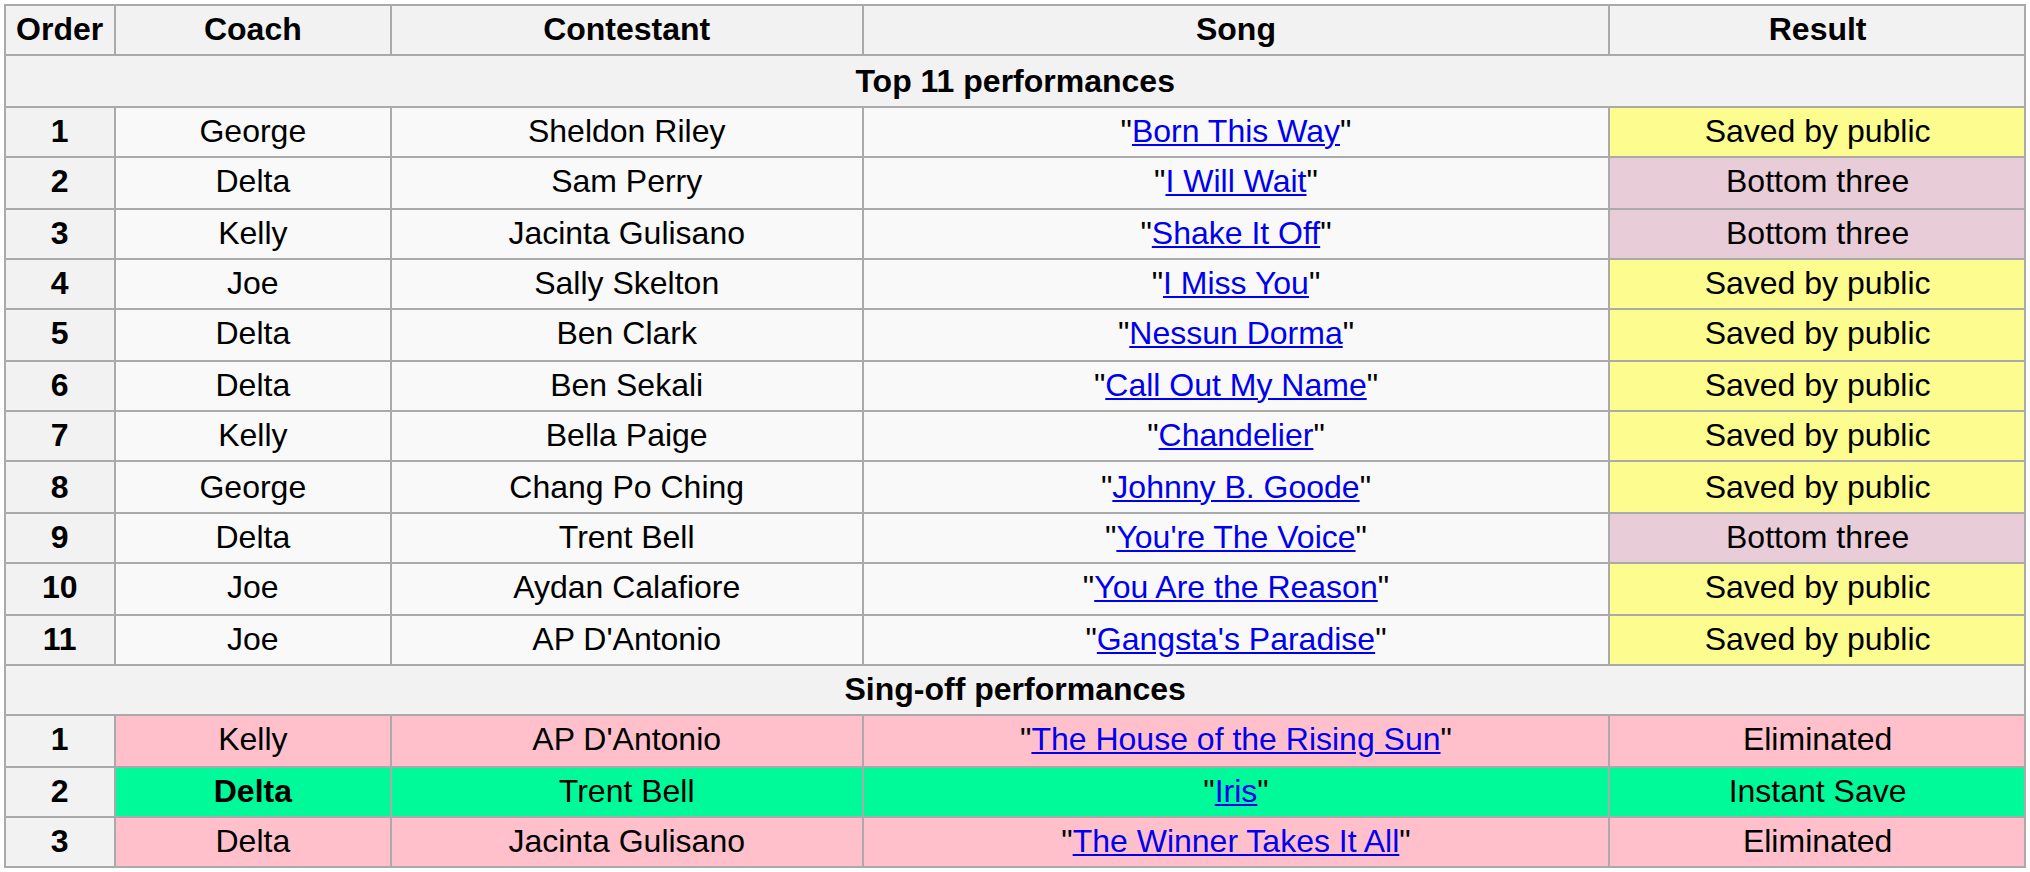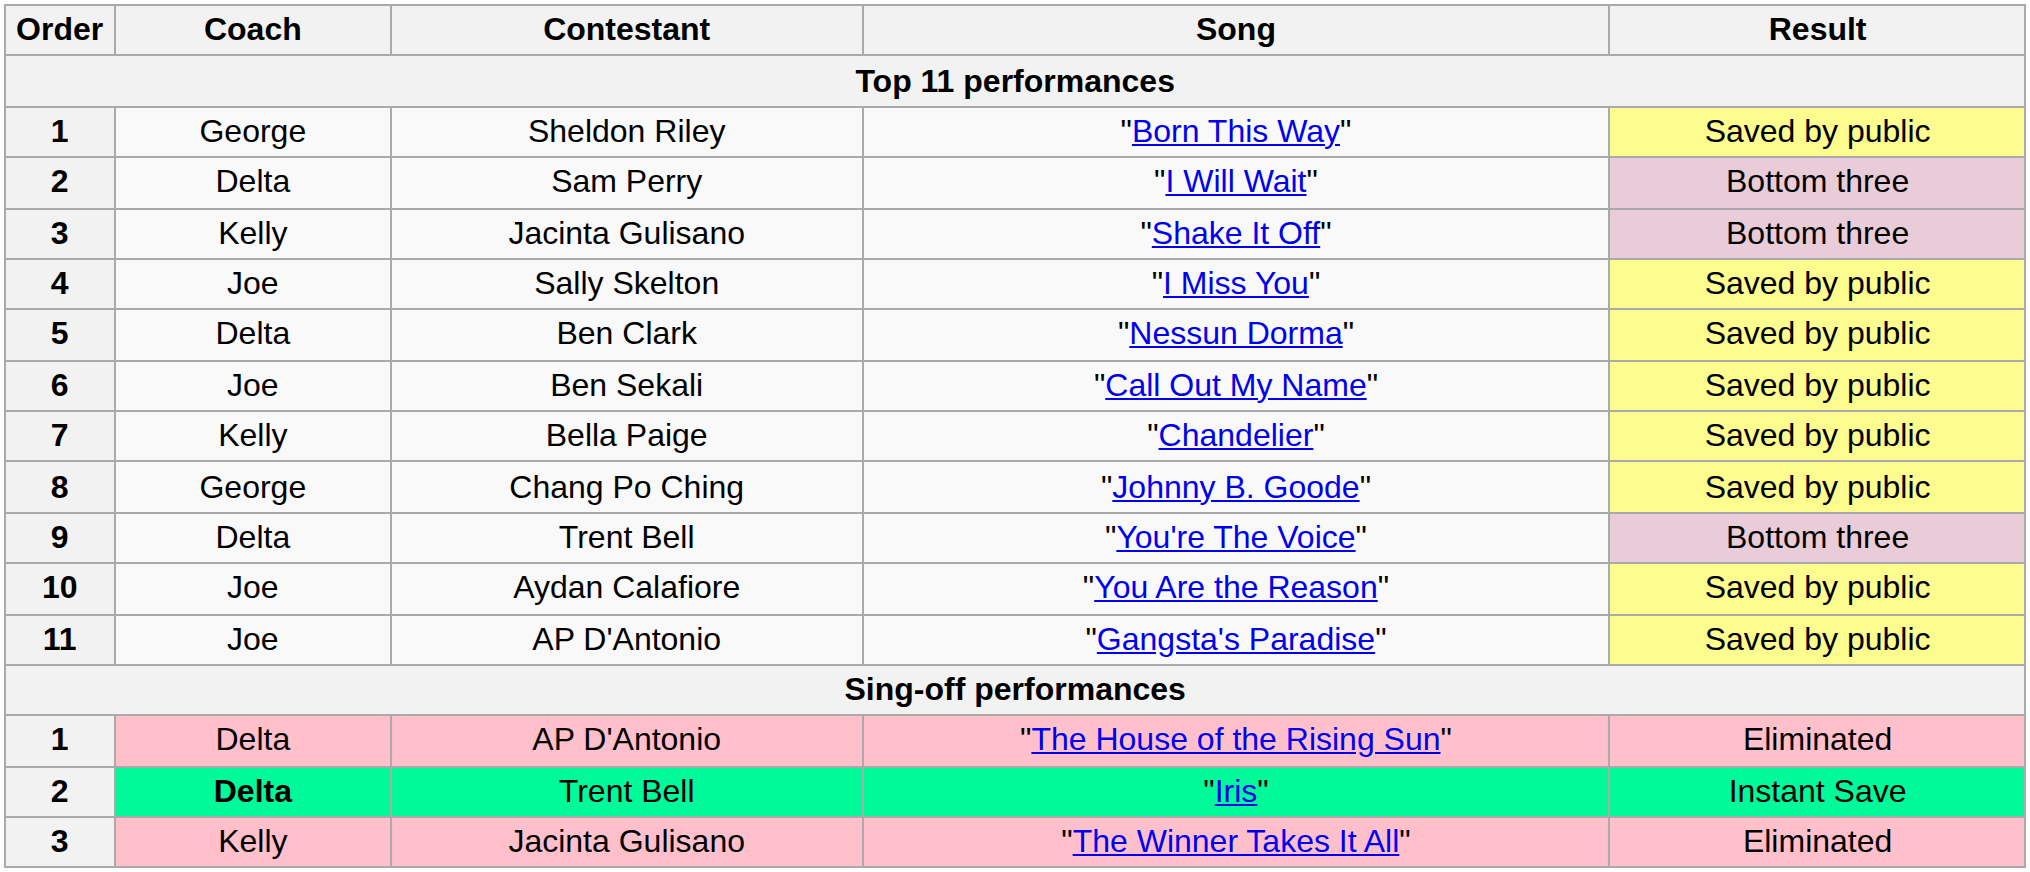(253, 385) Delta -> (253, 385) Joe
(253, 740) Kelly -> (253, 740) Delta
(253, 841) Delta -> (253, 841) Kelly
